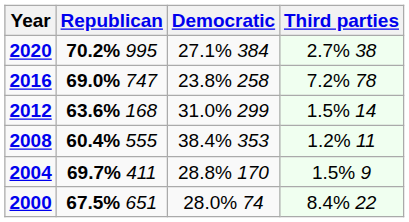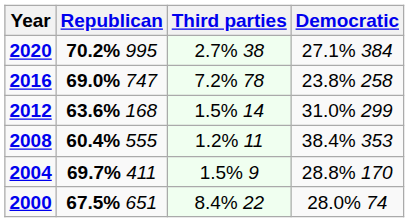columns swapped: (223, 21) <-> (341, 21)
